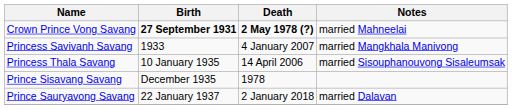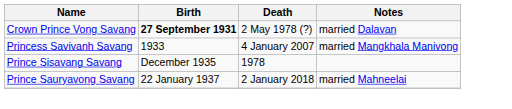(277, 29) bold -> (277, 29) normal
(363, 29) married Mahneelai -> (358, 29) married Dalavan
- row: (61, 63)
(358, 96) married Dalavan -> (363, 79) married Mahneelai
